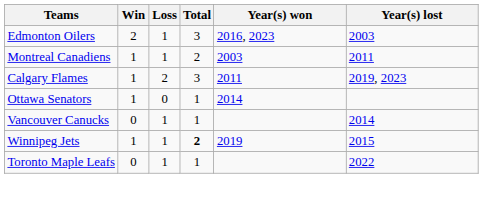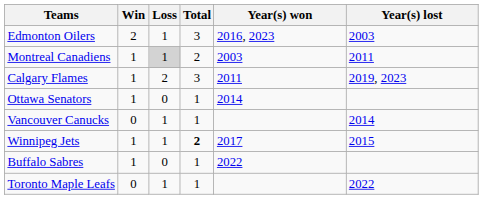(165, 57) no background -> (165, 57) lightgrey background
(230, 141) 2019 -> (230, 141) 2017
+ row: (45, 162)
